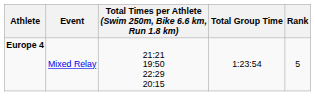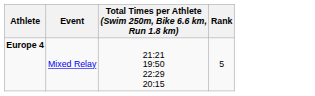- column: (247, 21)
